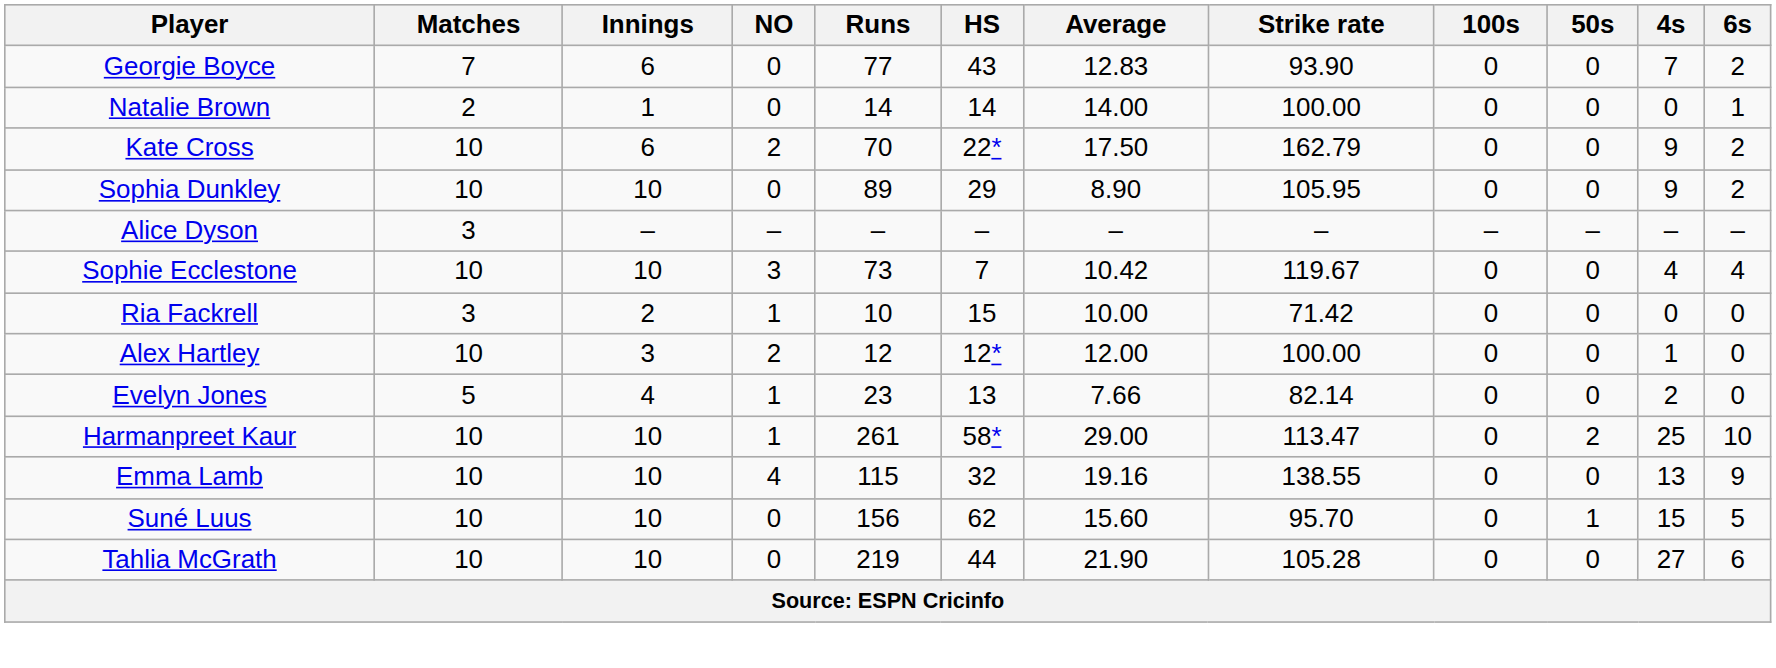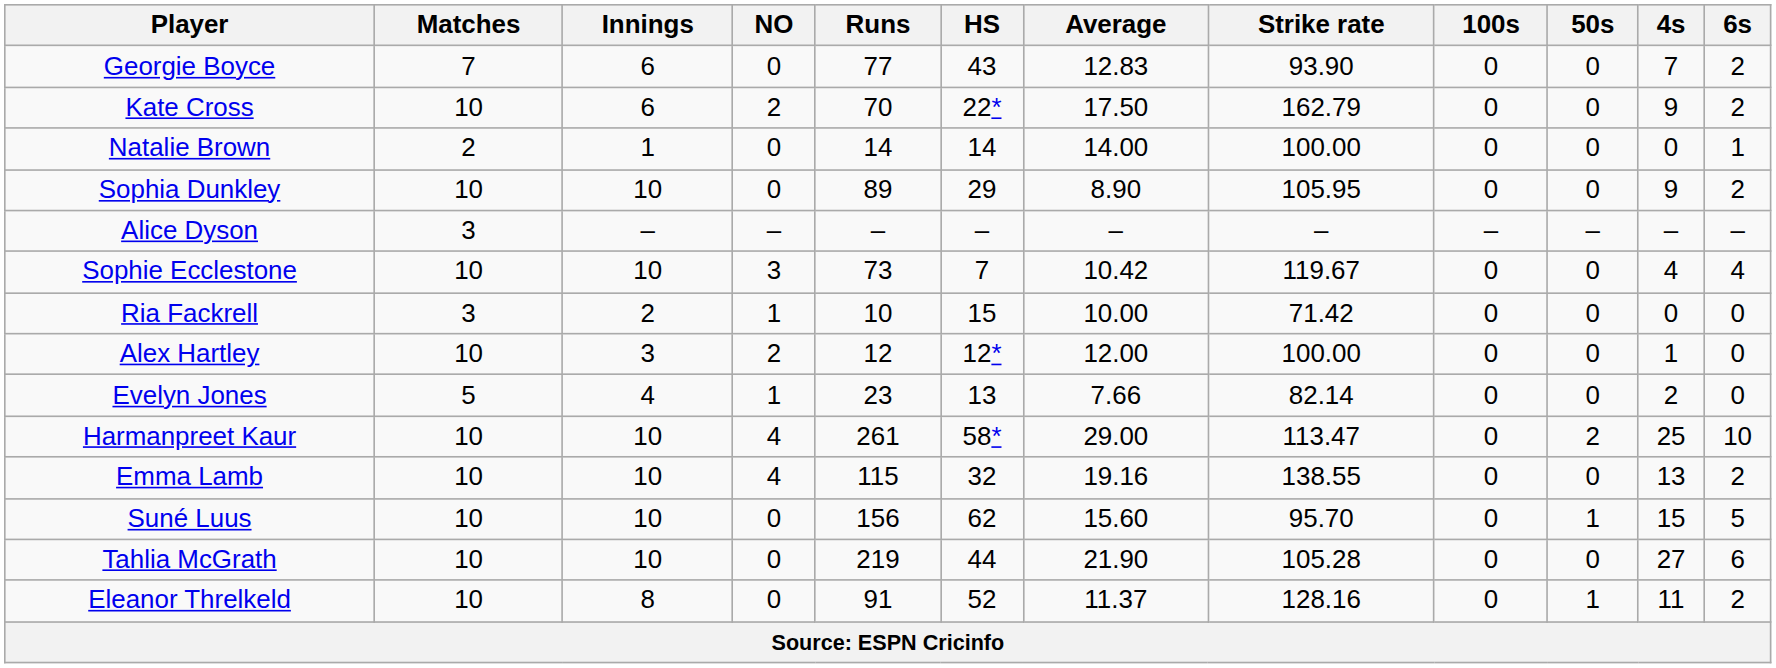rows swapped: (190, 107) <-> (190, 148)
(774, 436) 1 -> (774, 436) 4
(1738, 477) 9 -> (1738, 477) 2
+ row: (190, 600)
